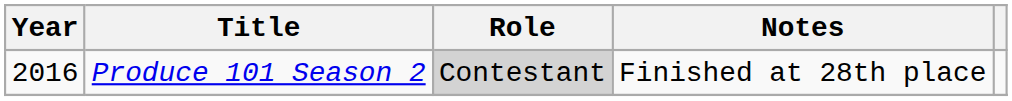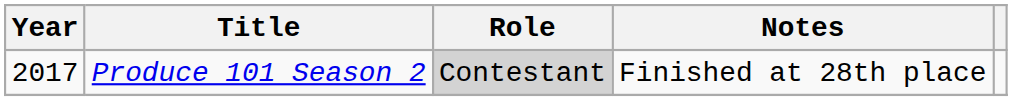(45, 73) 2016 -> (45, 73) 2017
